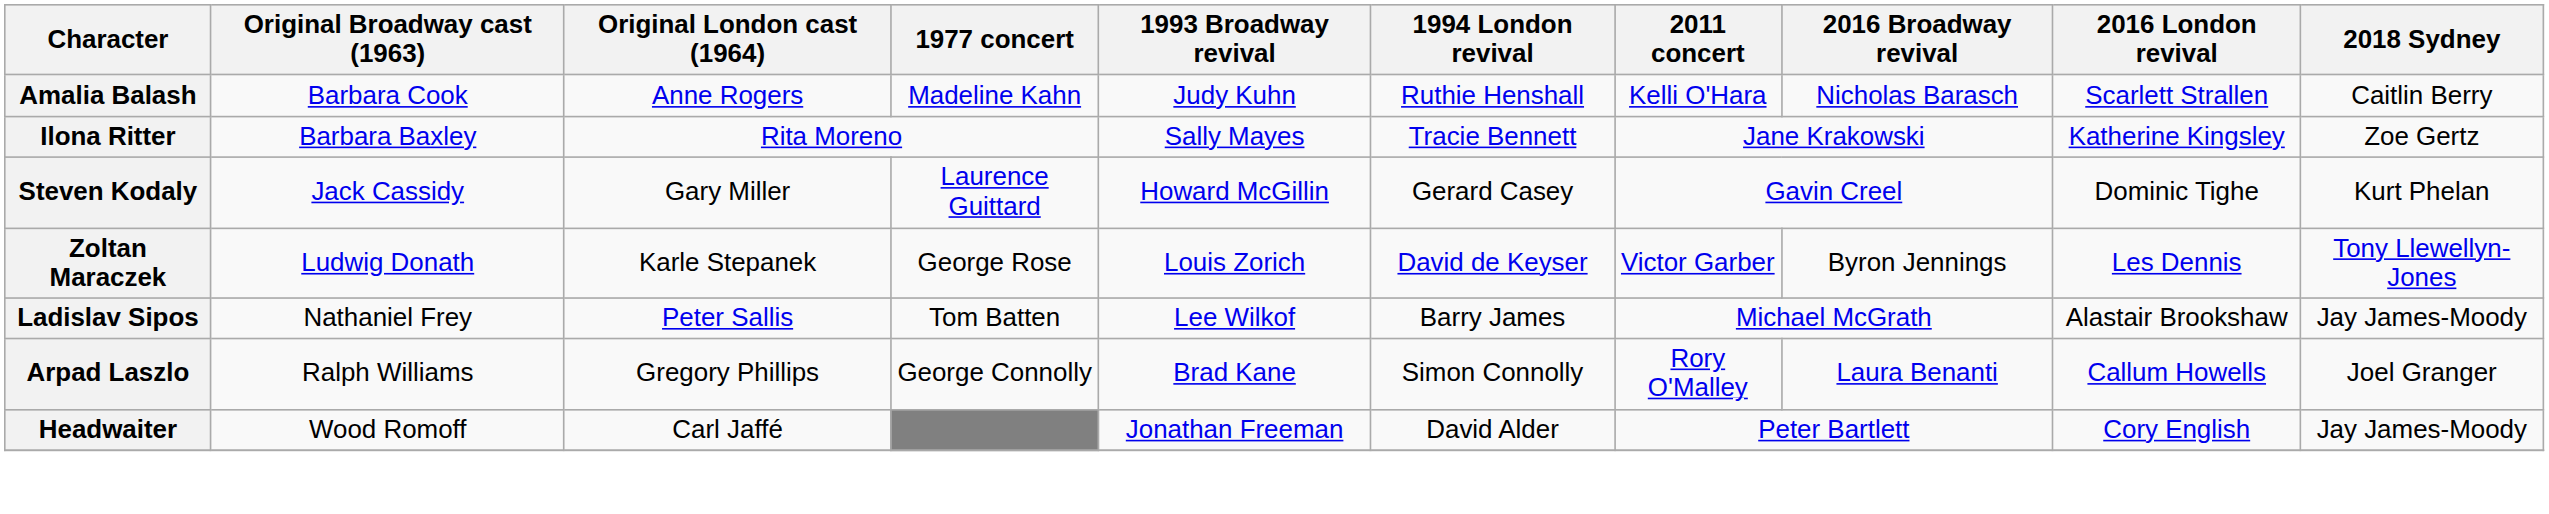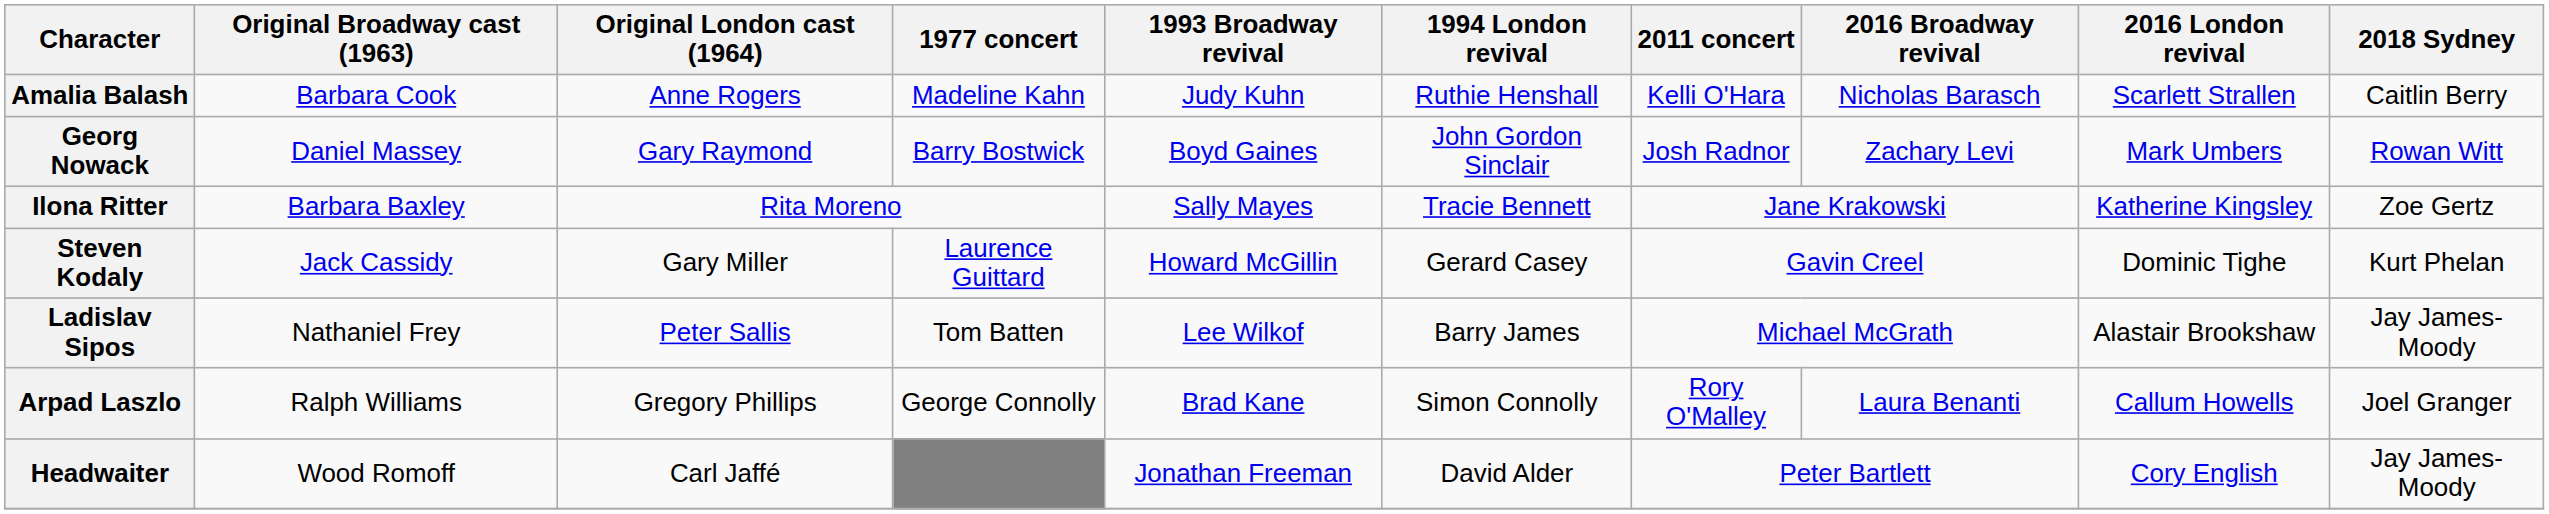+ row: (100, 151)
- row: (108, 262)
